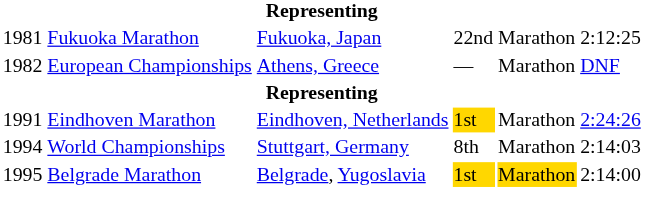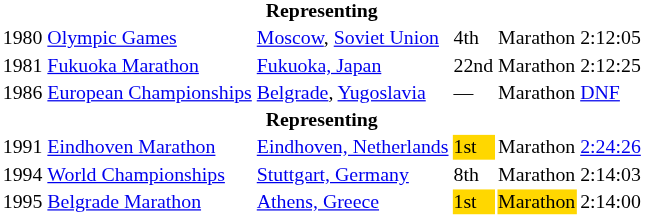+ row: (112, 38)
(23, 65) 1982 -> (23, 92) 1986
(318, 65) Athens, Greece -> (341, 92) Belgrade, Yugoslavia
(341, 174) Belgrade, Yugoslavia -> (318, 201) Athens, Greece
